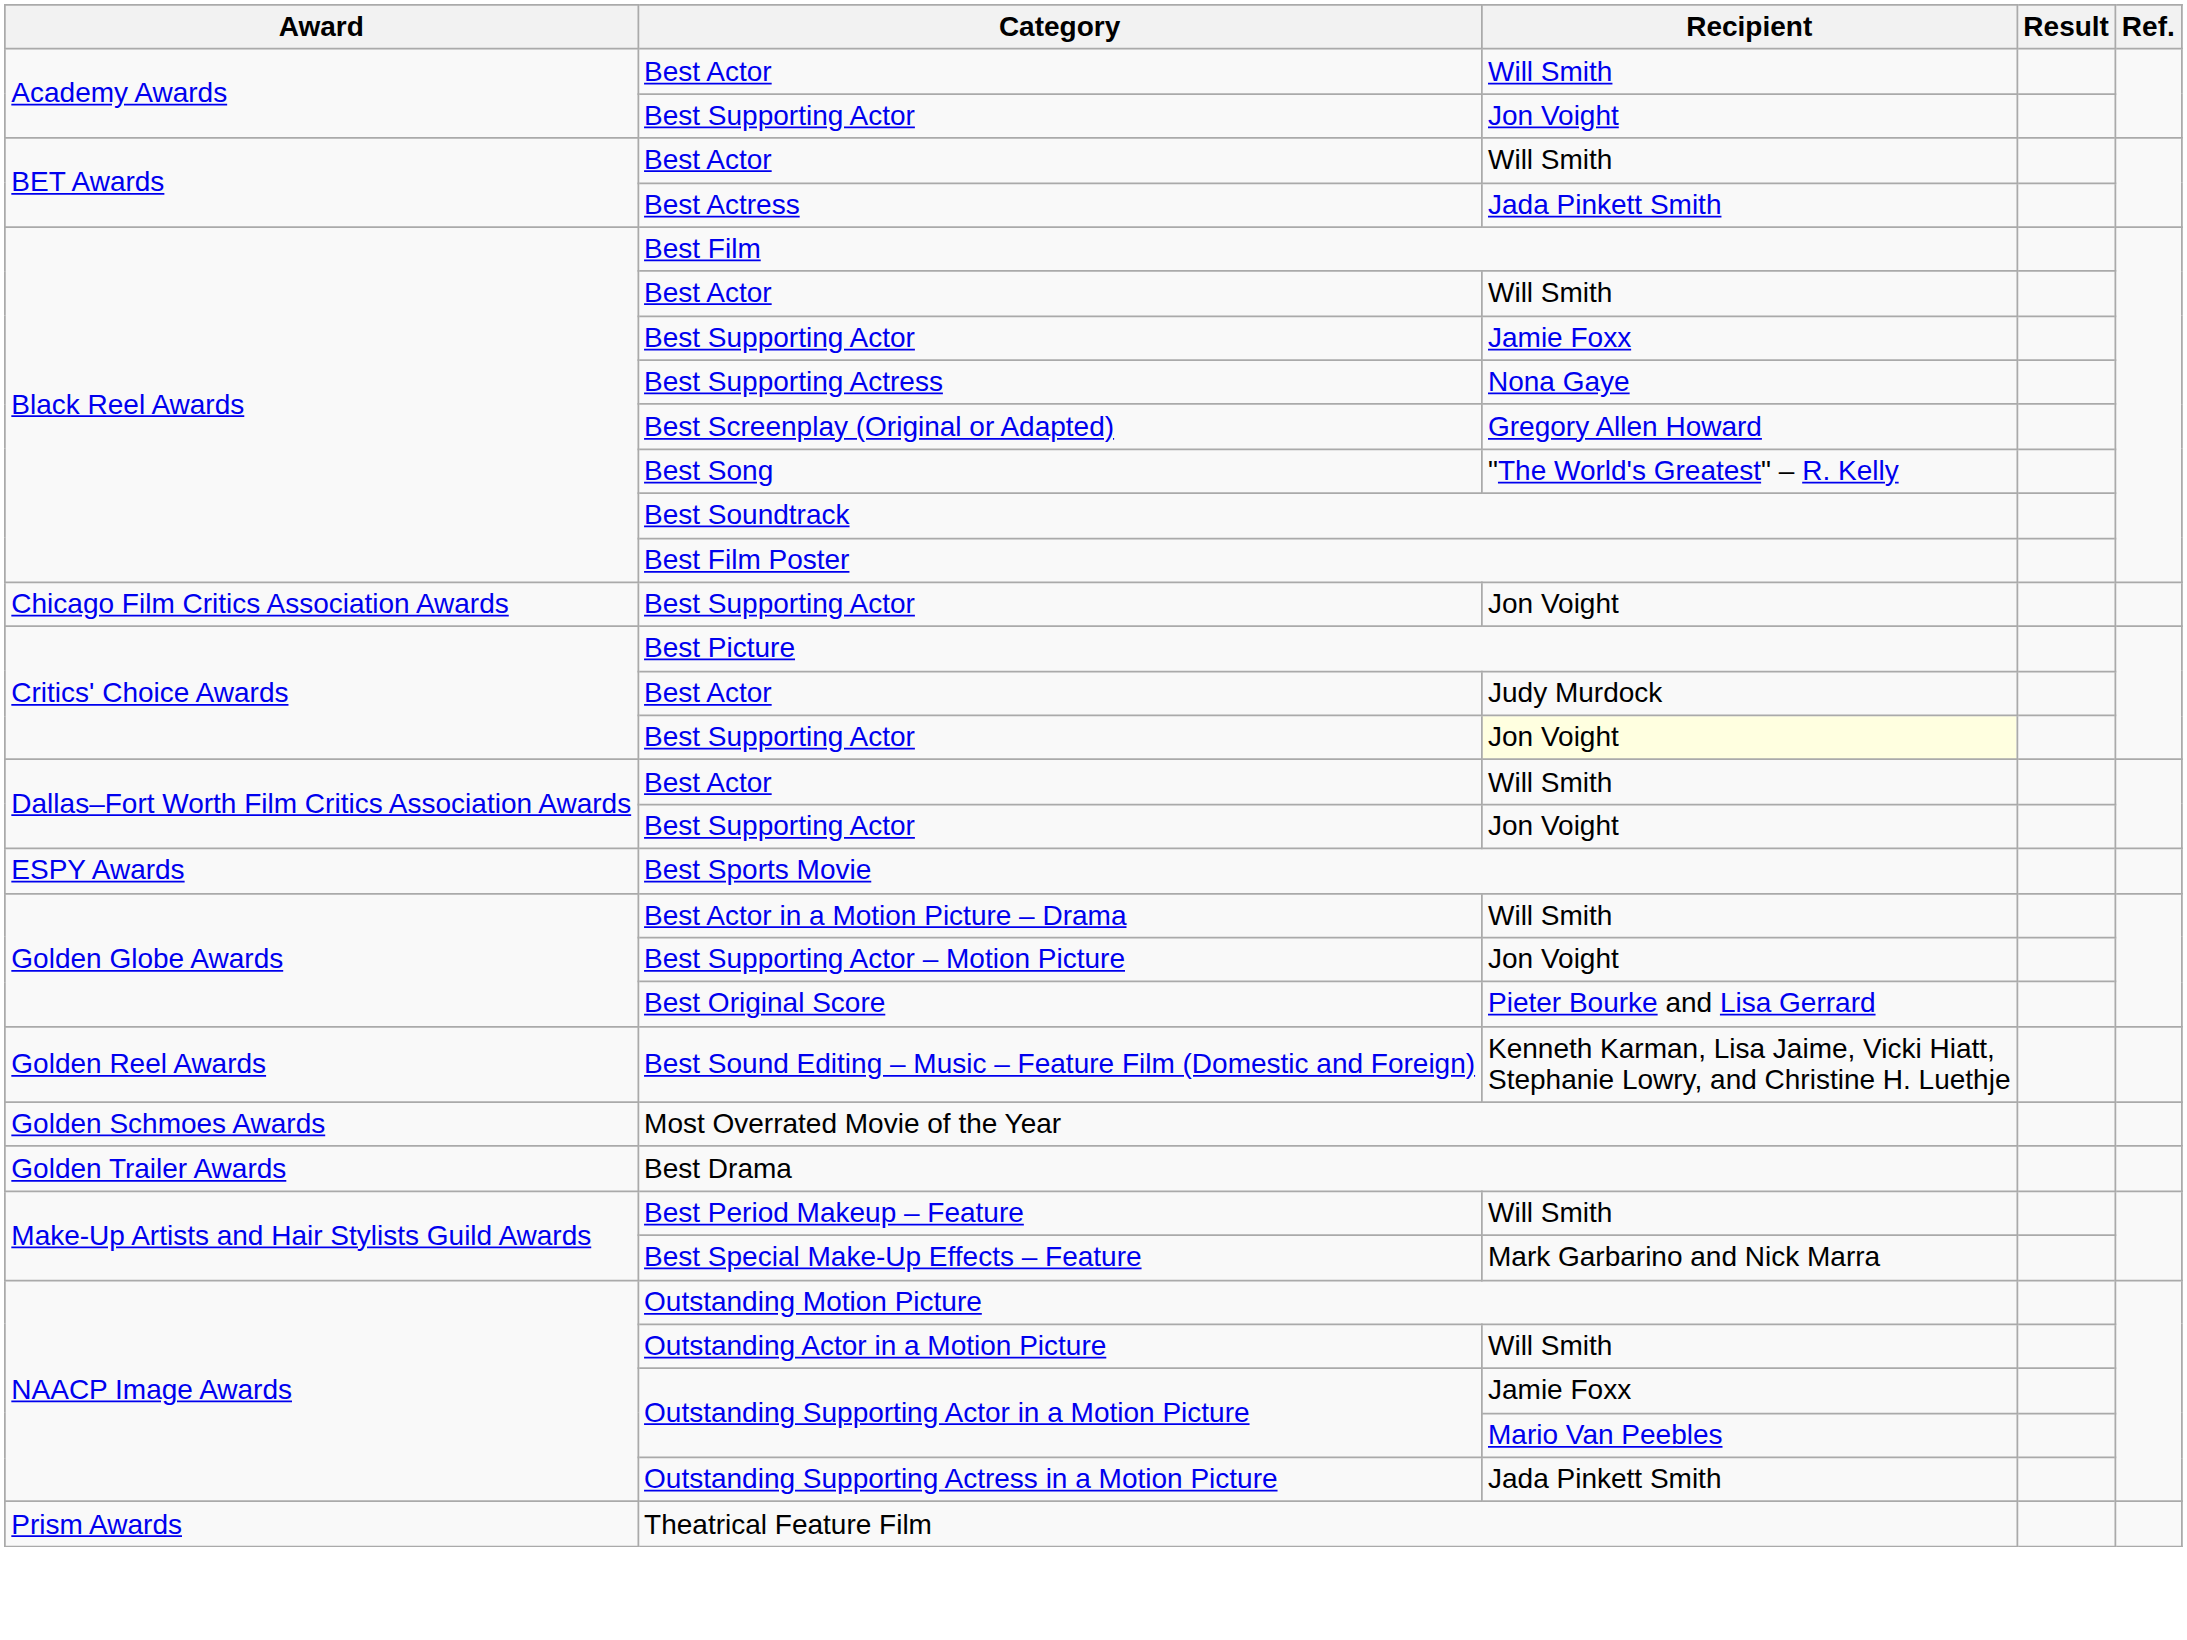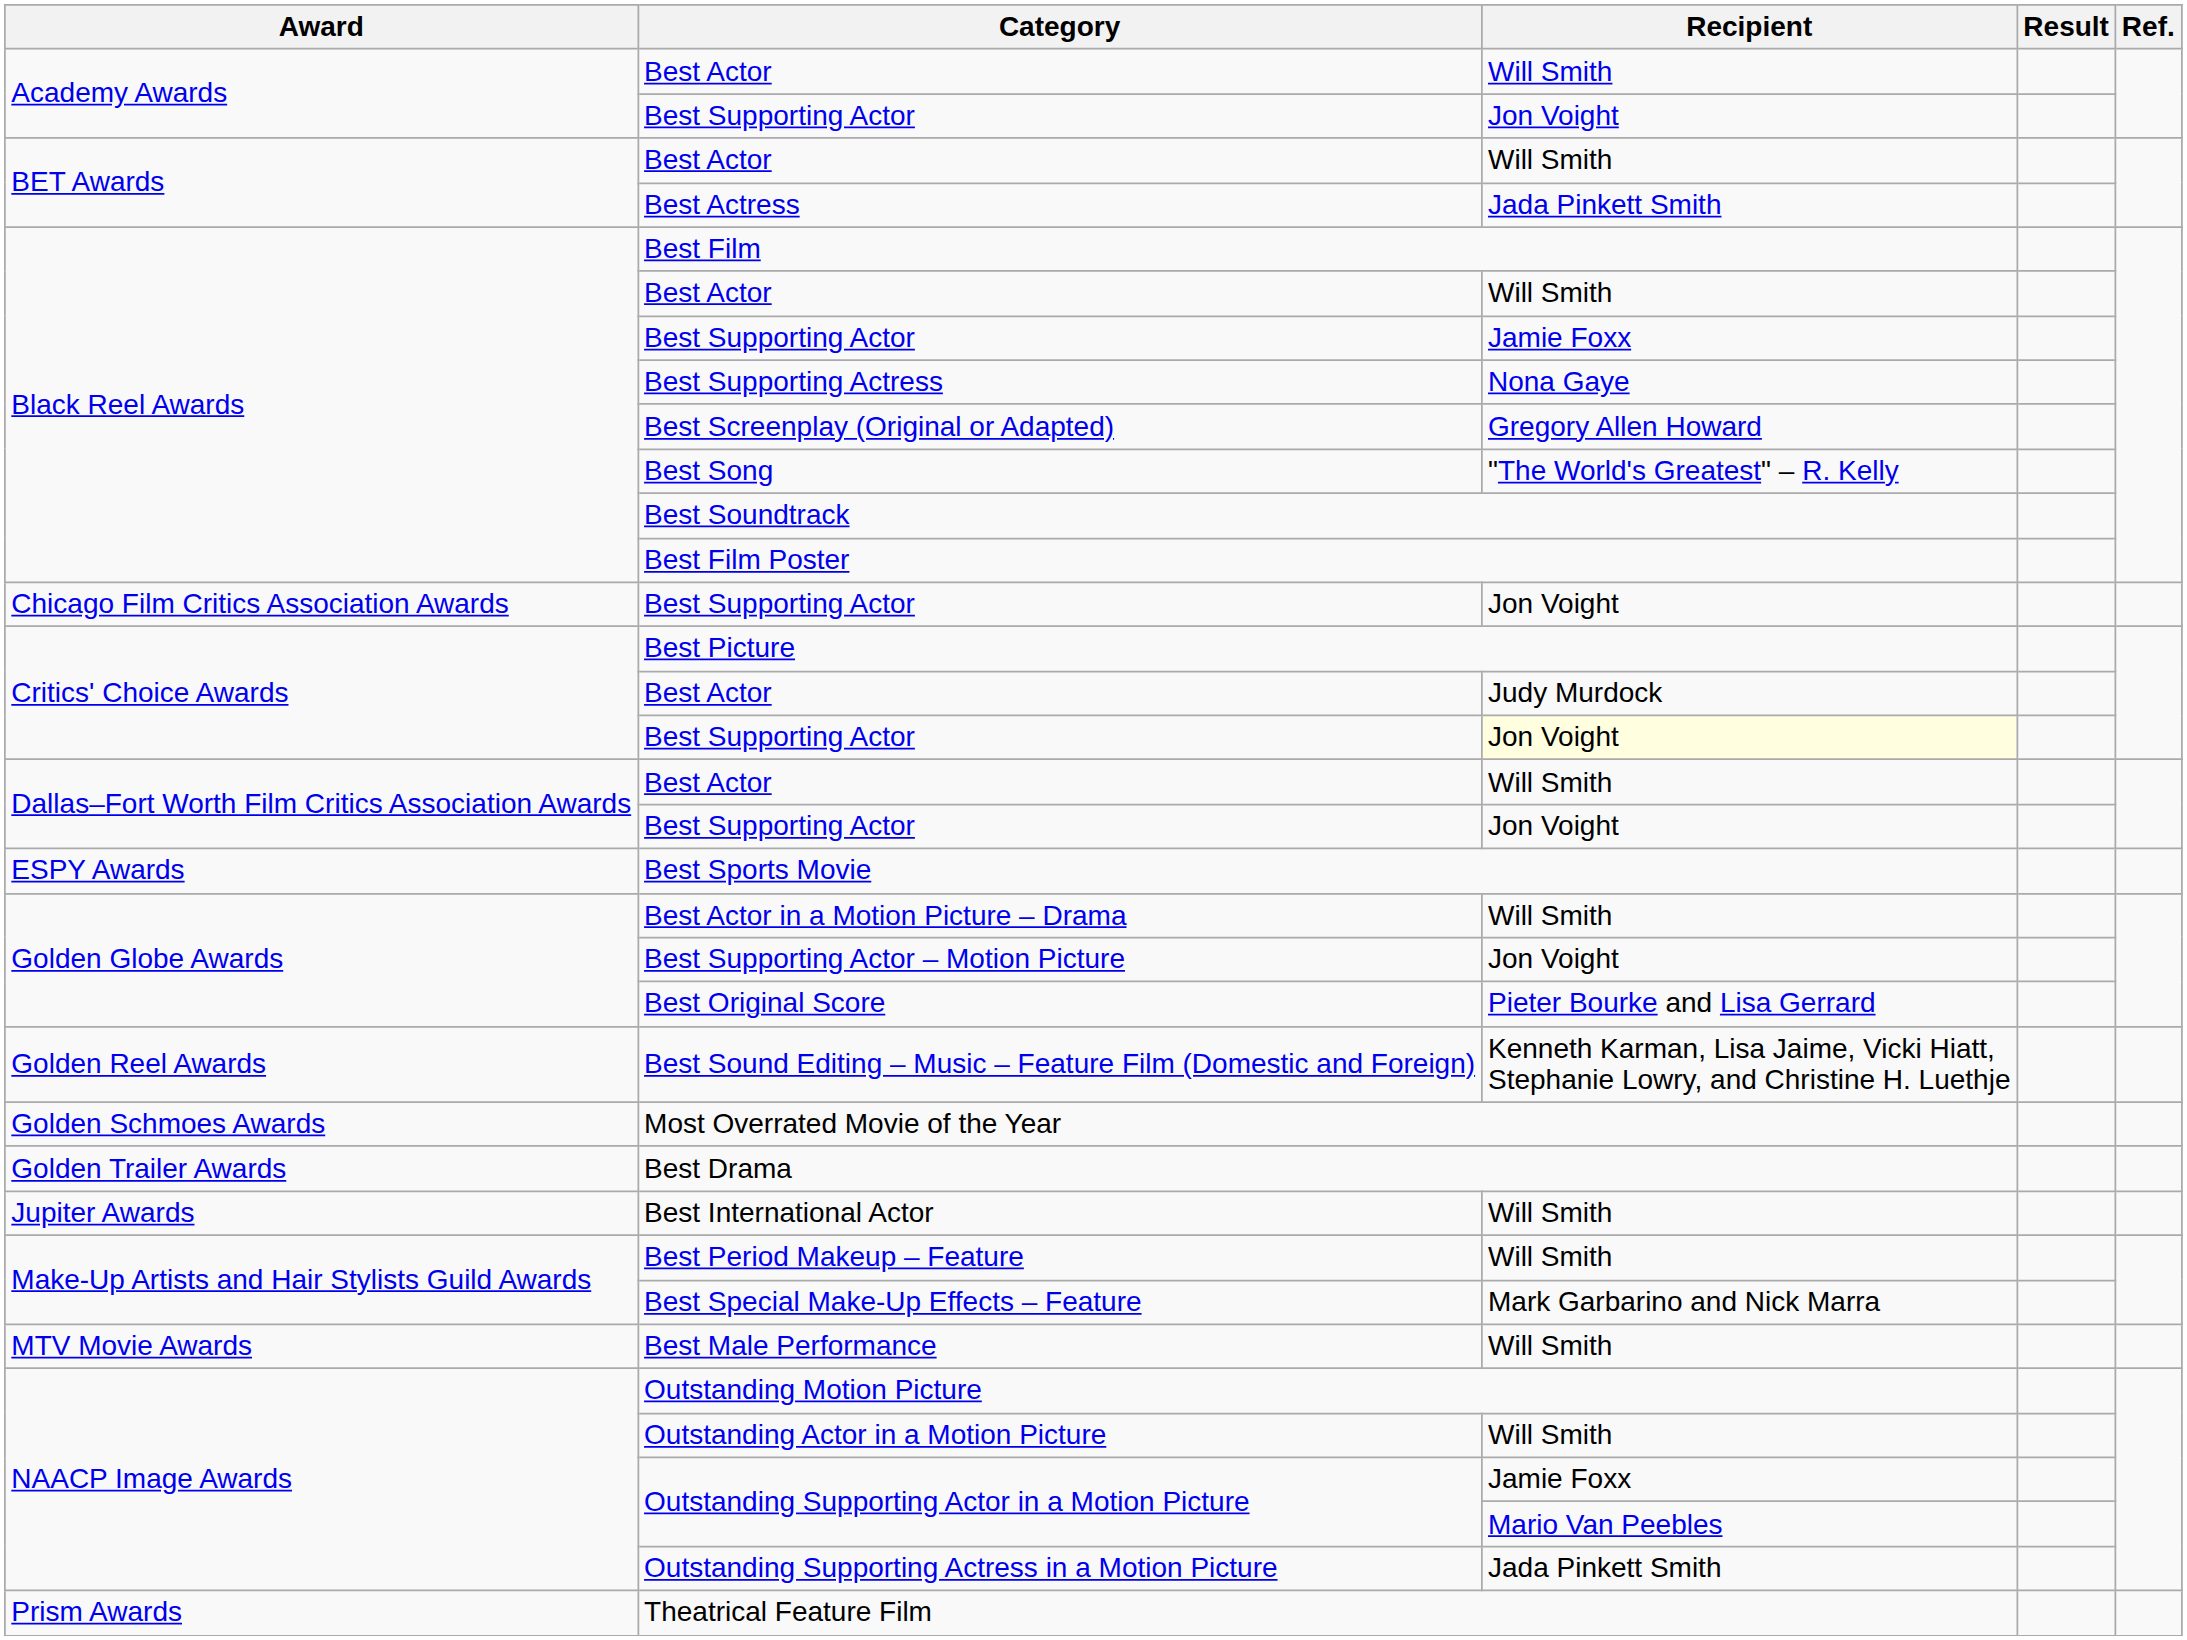+ row: (103, 1212)
+ row: (132, 1345)
